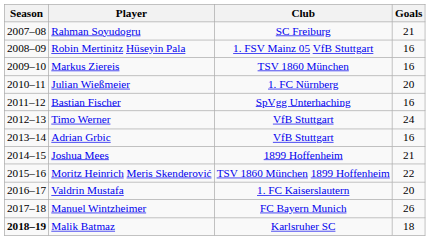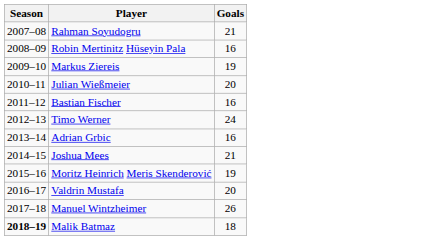- column: (303, 13)
(409, 66) 16 -> (230, 66) 19
(409, 173) 22 -> (230, 173) 19
